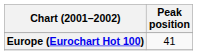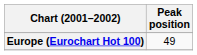(169, 41) 41 -> (169, 41) 49
